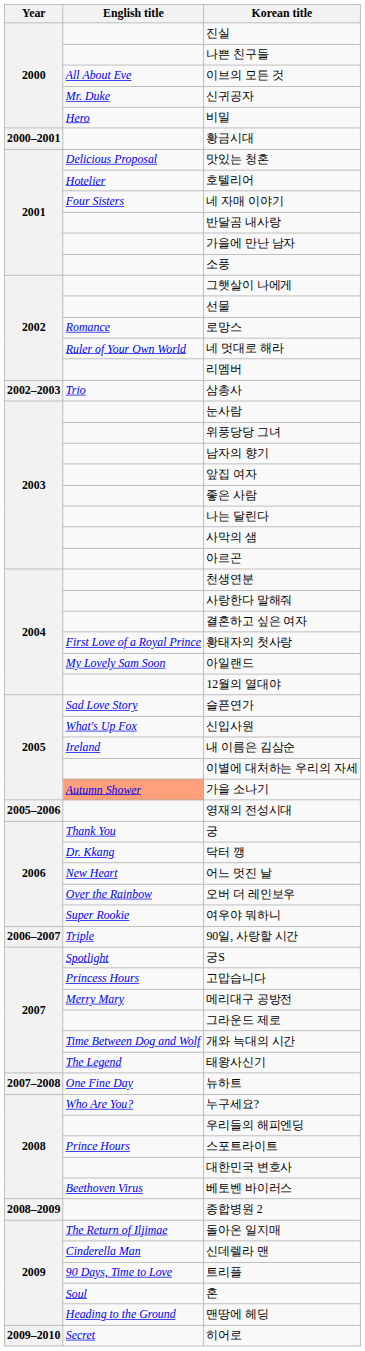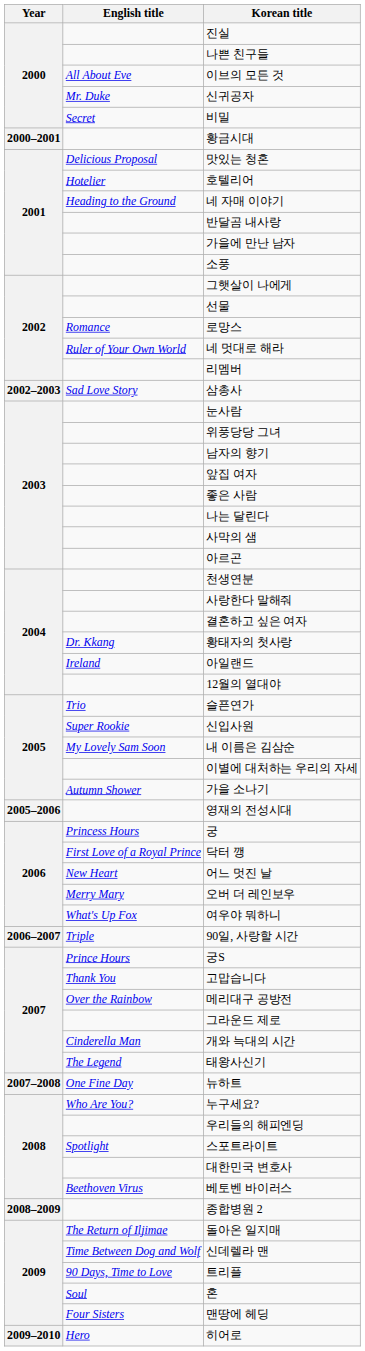(78, 117) Hero -> (80, 117) Secret
(95, 201) Four Sisters -> (121, 201) Heading to the Ground
(76, 390) Trio -> (102, 390) Sad Love Story
(133, 642) First Love of a Royal Prince -> (90, 642) Dr. Kkang
(116, 663) My Lovely Sam Soon -> (83, 663) Ireland
(102, 705) Sad Love Story -> (76, 705) Trio
(101, 726) What's Up Fox -> (98, 726) Super Rookie
(83, 747) Ireland -> (116, 747) My Lovely Sam Soon
(103, 789) lightsalmon background -> (103, 789) no background
(91, 831) Thank You -> (103, 831) Princess Hours
(90, 852) Dr. Kkang -> (133, 852) First Love of a Royal Prince
(109, 894) Over the Rainbow -> (95, 894) Merry Mary
(98, 915) Super Rookie -> (101, 915) What's Up Fox
(87, 957) Spotlight -> (98, 957) Prince Hours
(103, 978) Princess Hours -> (91, 978) Thank You
(95, 999) Merry Mary -> (109, 999) Over the Rainbow
(133, 1041) Time Between Dog and Wolf -> (103, 1041) Cinderella Man
(98, 1146) Prince Hours -> (87, 1146) Spotlight
(103, 1251) Cinderella Man -> (133, 1251) Time Between Dog and Wolf
(121, 1314) Heading to the Ground -> (95, 1314) Four Sisters
(80, 1335) Secret -> (78, 1335) Hero
